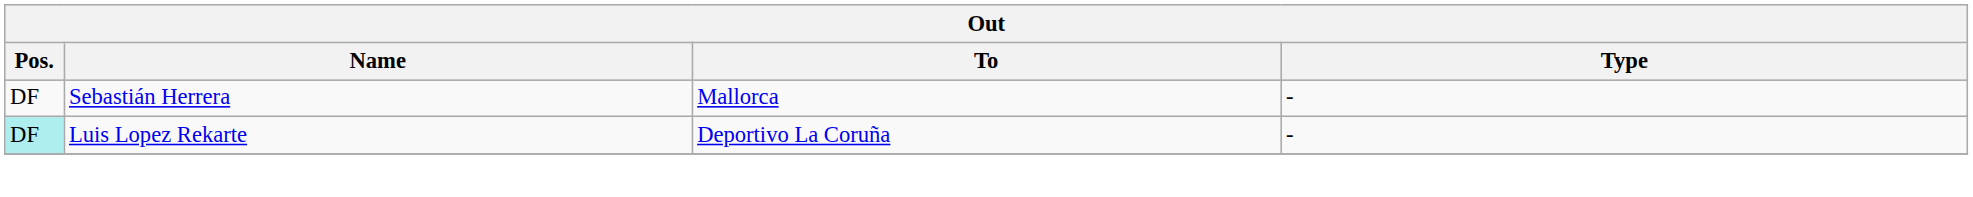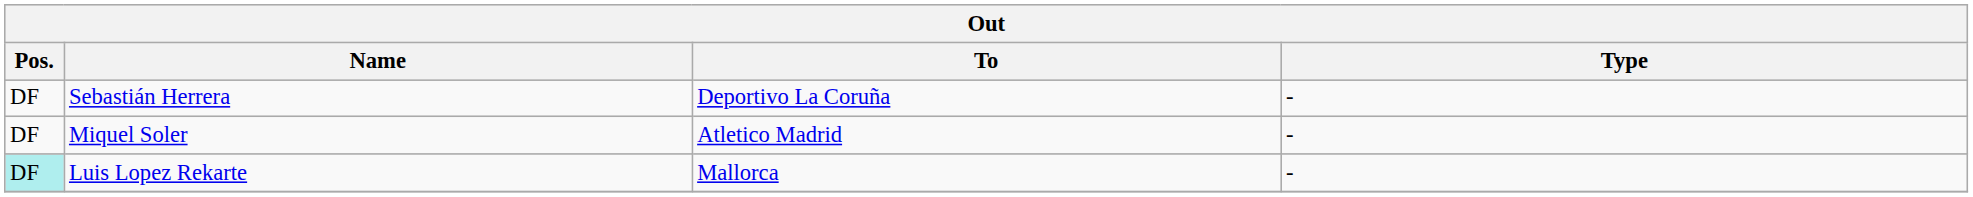(738, 98) Mallorca -> (794, 98) Deportivo La Coruña
+ row: (128, 135)
(794, 135) Deportivo La Coruña -> (738, 172) Mallorca
